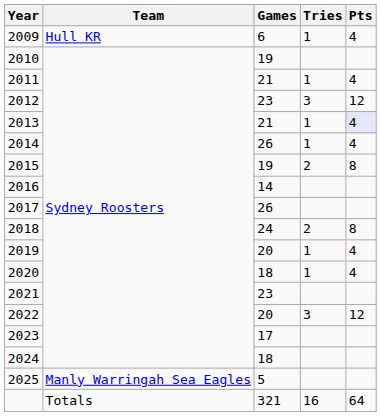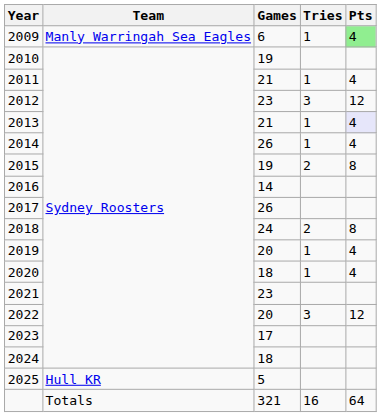(73, 37) Hull KR -> (148, 37) Manly Warringah Sea Eagles
(353, 37) no background -> (353, 37) lightgreen background
(148, 379) Manly Warringah Sea Eagles -> (73, 379) Hull KR
